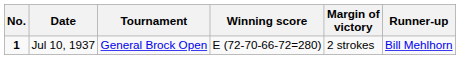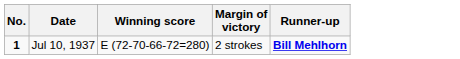- column: (154, 20)
(419, 45) normal -> (310, 45) bold
